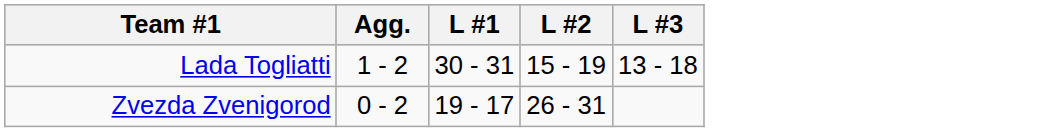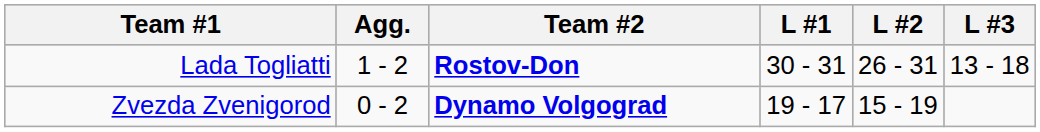+ column: (594, 24)
(566, 65) 15 - 19 -> (898, 65) 26 - 31
(566, 106) 26 - 31 -> (898, 106) 15 - 19
